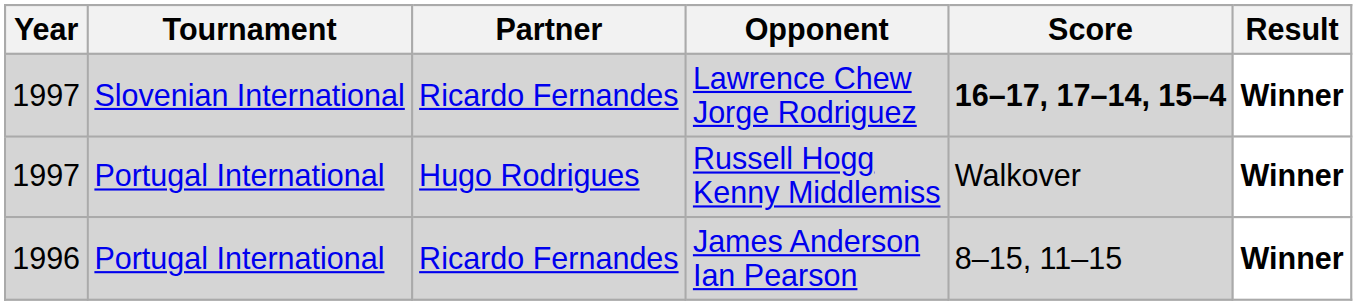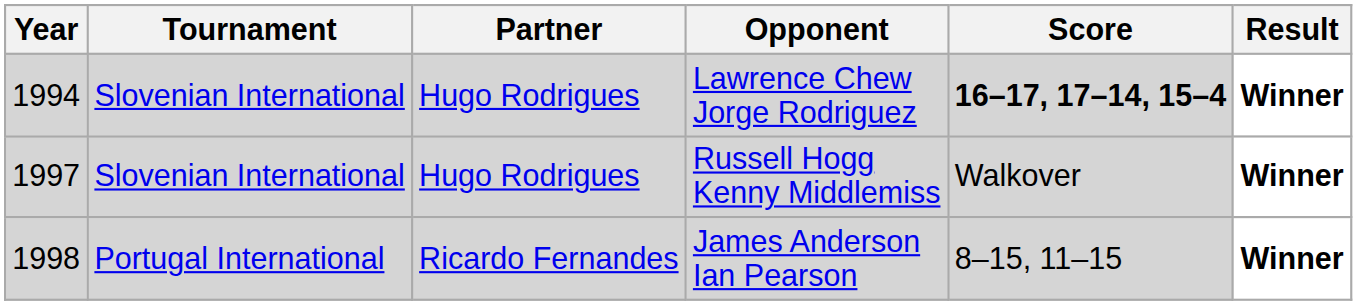(46, 95) 1997 -> (46, 95) 1994
(549, 95) Ricardo Fernandes -> (529, 95) Hugo Rodrigues
(239, 177) Portugal International -> (250, 177) Slovenian International
(46, 259) 1996 -> (46, 259) 1998
